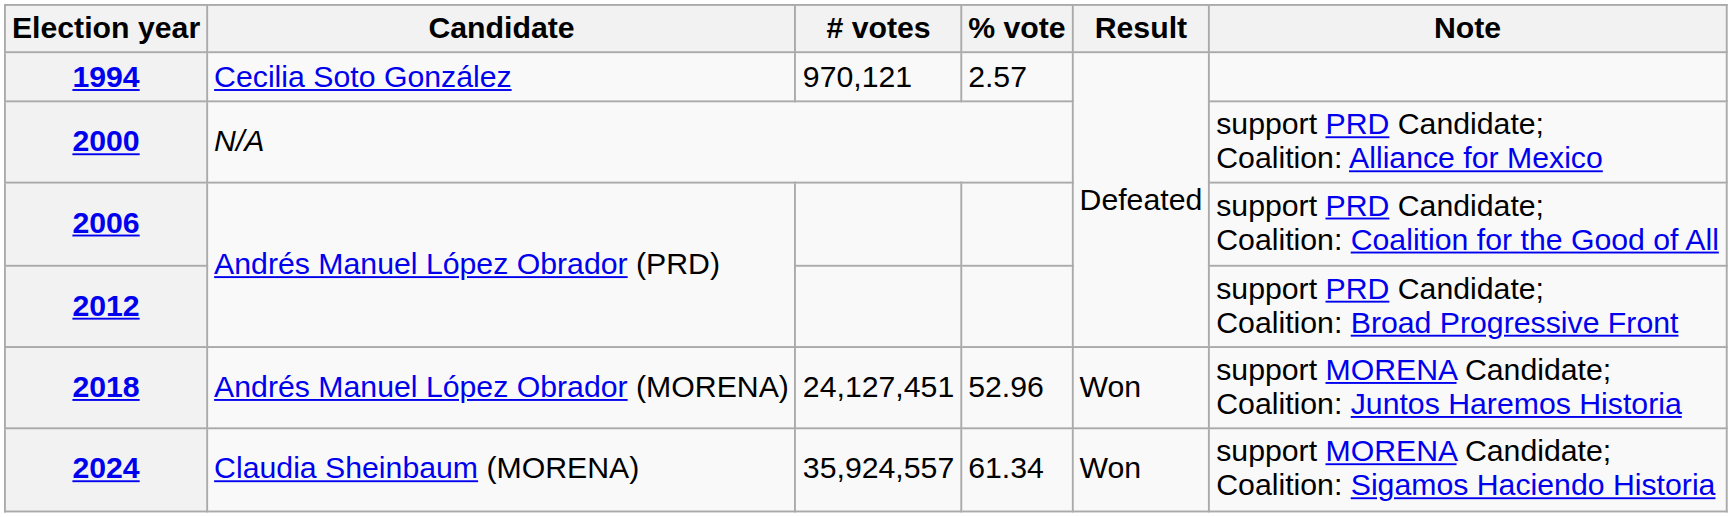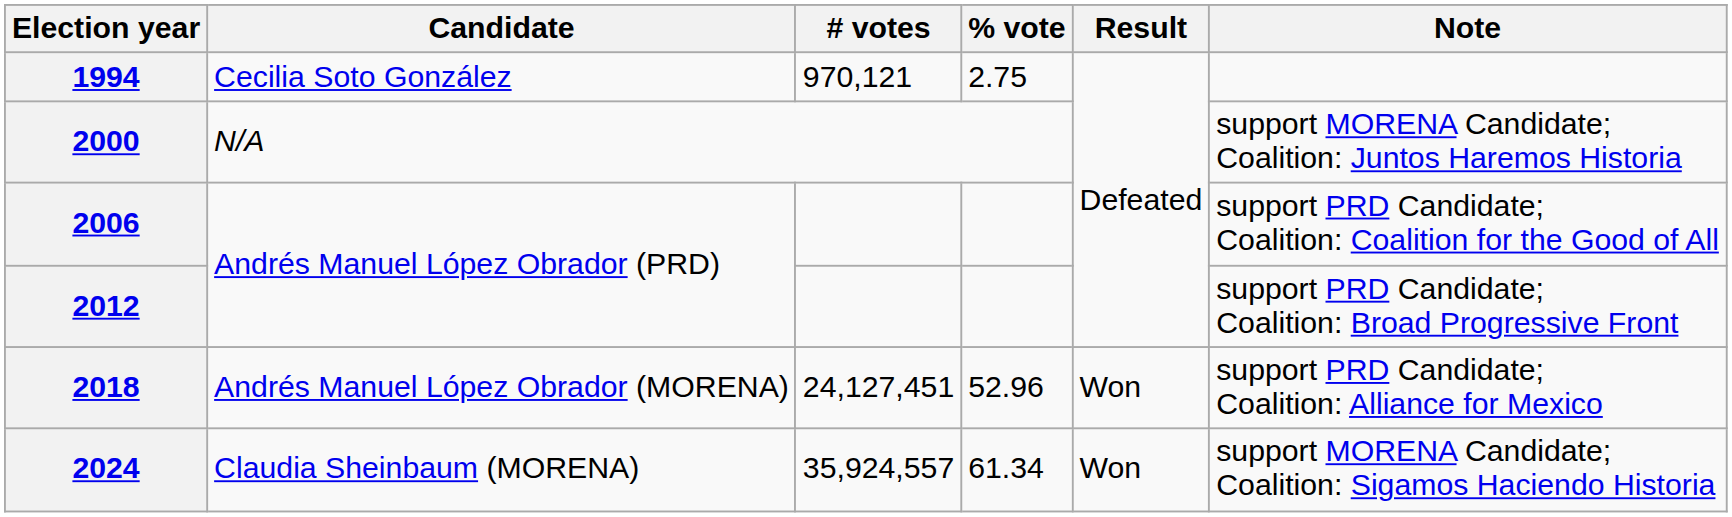(998, 76) 2.57 -> (998, 76) 2.75
(1410, 141) support PRD Candidate; Coalition: Alliance for Mexico -> (1449, 141) support MORENA Candidate; Coalition: Juntos Haremos Historia
(1449, 387) support MORENA Candidate; Coalition: Juntos Haremos Historia -> (1410, 387) support PRD Candidate; Coalition: Alliance for Mexico
